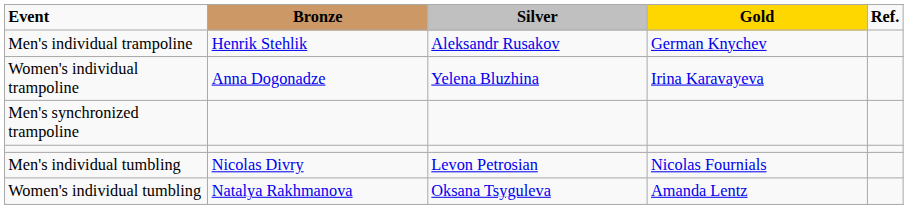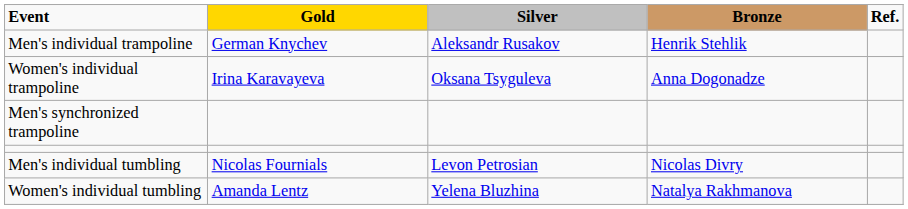columns swapped: (757, 17) <-> (318, 17)
(485, 78) Yelena Bluzhina -> (491, 78) Oksana Tsyguleva
(491, 191) Oksana Tsyguleva -> (485, 191) Yelena Bluzhina
